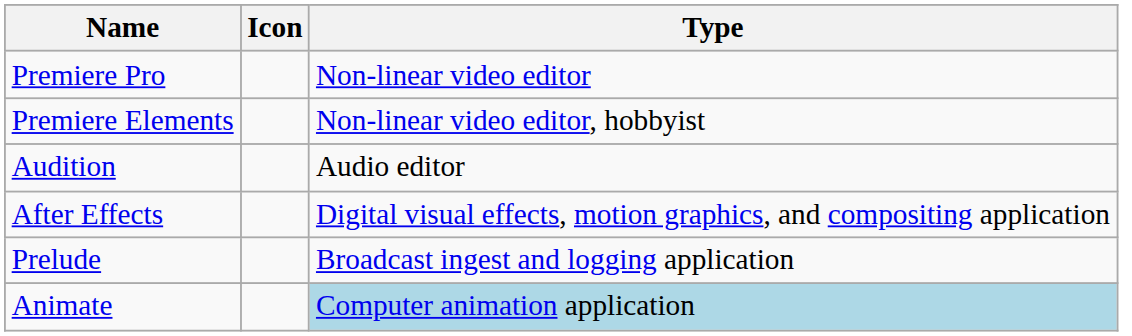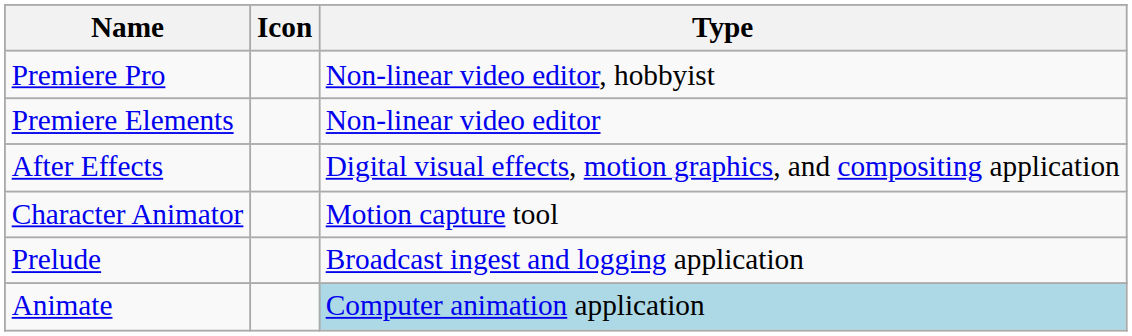(453, 74) Non-linear video editor -> (520, 74) Non-linear video editor, hobbyist
(511, 120) Non-linear video editor, hobbyist -> (463, 120) Non-linear video editor
- row: (64, 167)
+ row: (128, 213)
